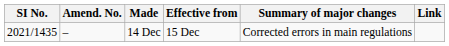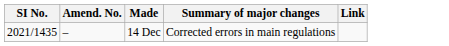- column: (202, 13)
